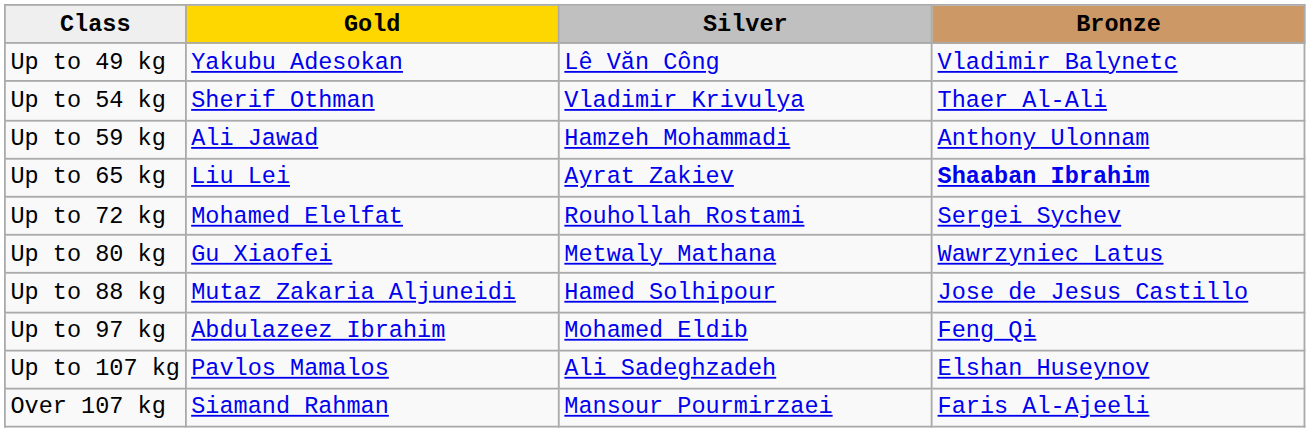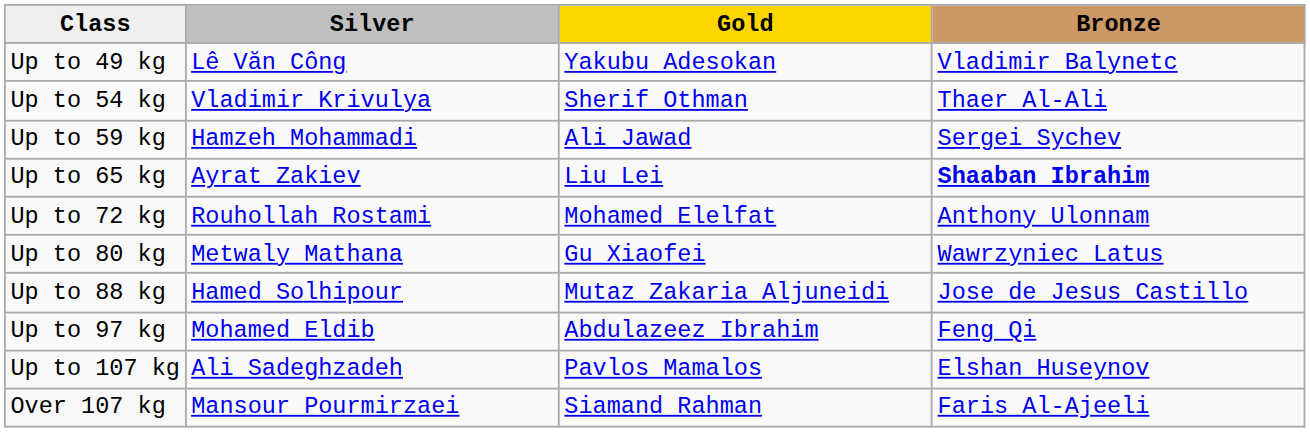columns swapped: (372, 24) <-> (745, 24)
(1043, 139) Anthony Ulonnam -> (1029, 139) Sergei Sychev
(1029, 216) Sergei Sychev -> (1043, 216) Anthony Ulonnam
